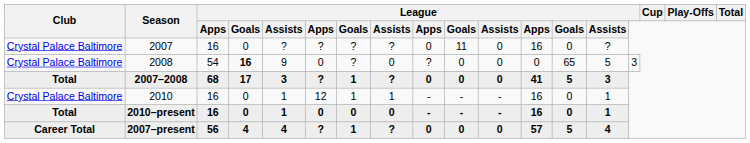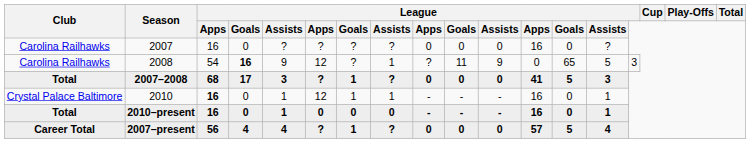(65, 46) Crystal Palace Baltimore -> (65, 46) Carolina Railhawks
(461, 46) 11 -> (461, 46) 0
(65, 63) Crystal Palace Baltimore -> (65, 63) Carolina Railhawks
(321, 63) 0 -> (321, 63) 12
(392, 63) 0 -> (392, 63) 1
(461, 63) 0 -> (461, 63) 11
(500, 63) 0 -> (500, 63) 9
(213, 96) normal -> (213, 96) bold
